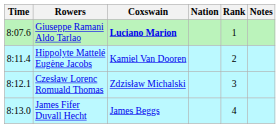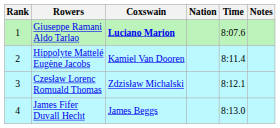columns swapped: (234, 12) <-> (19, 12)
